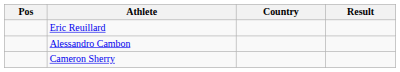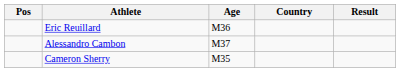+ column: (232, 12)
